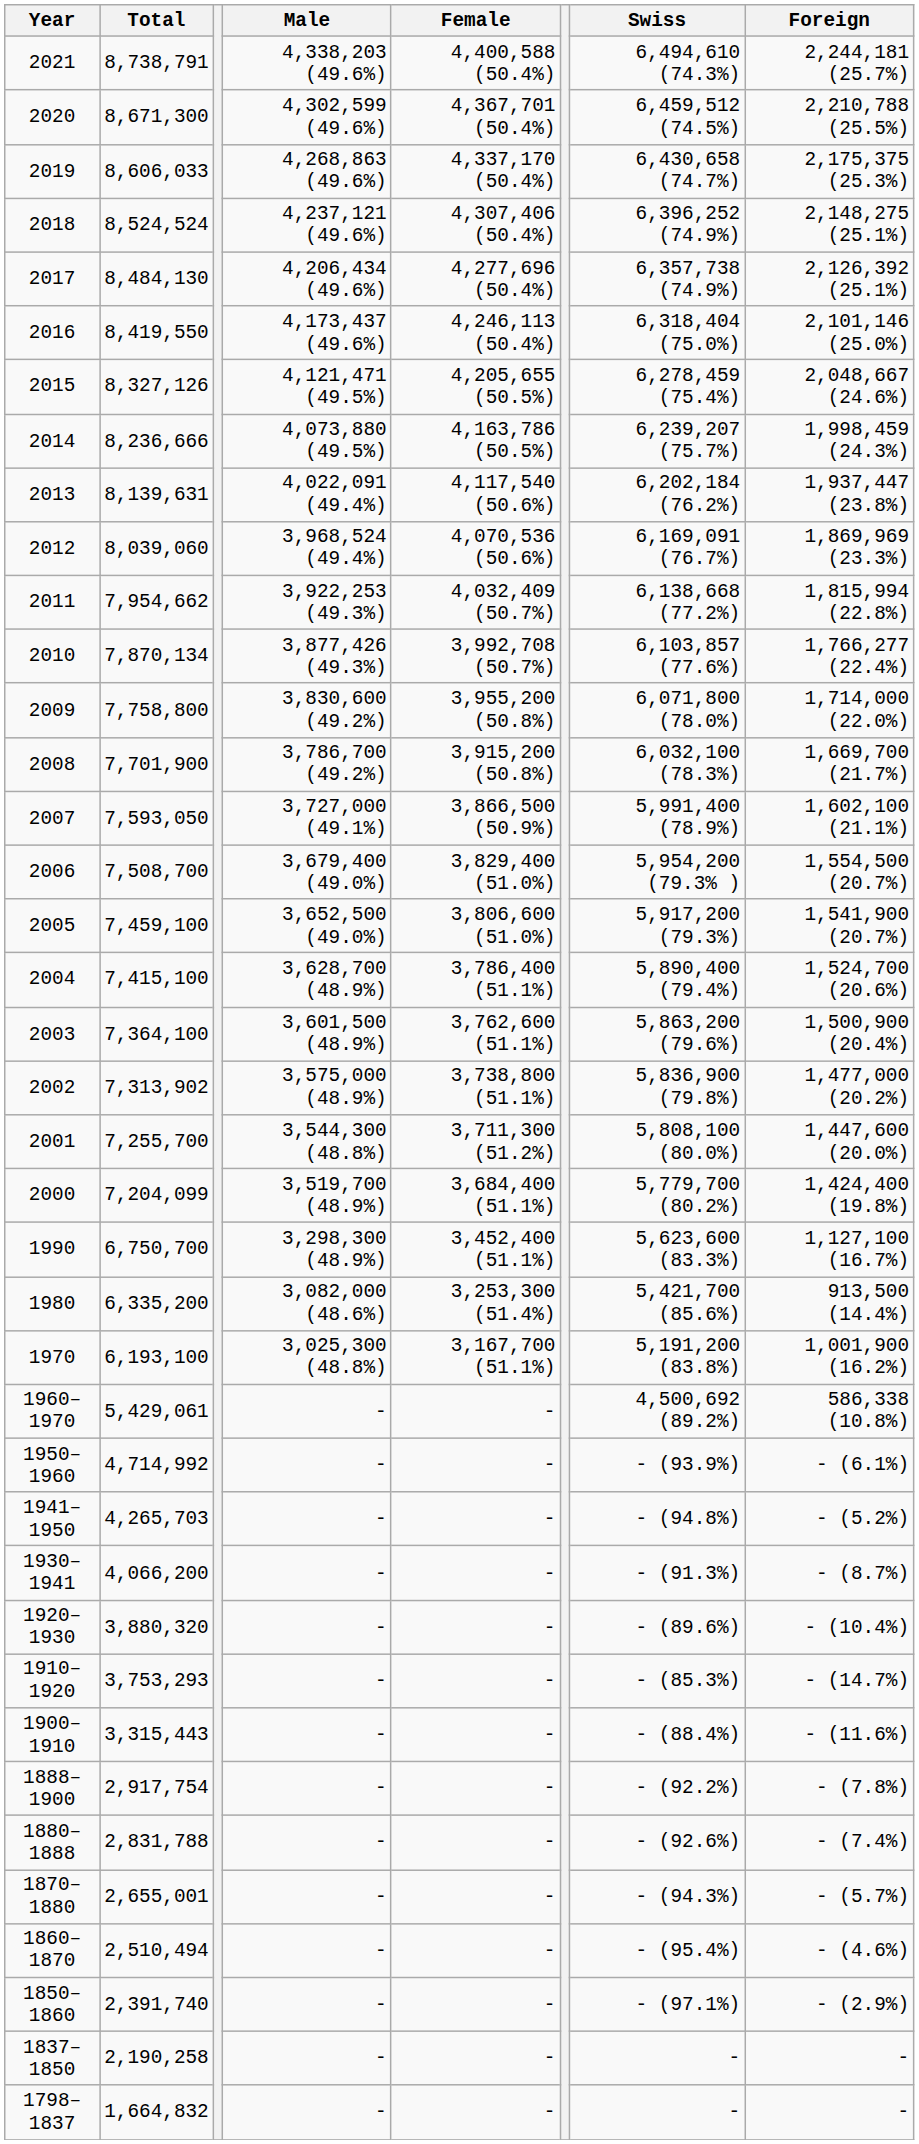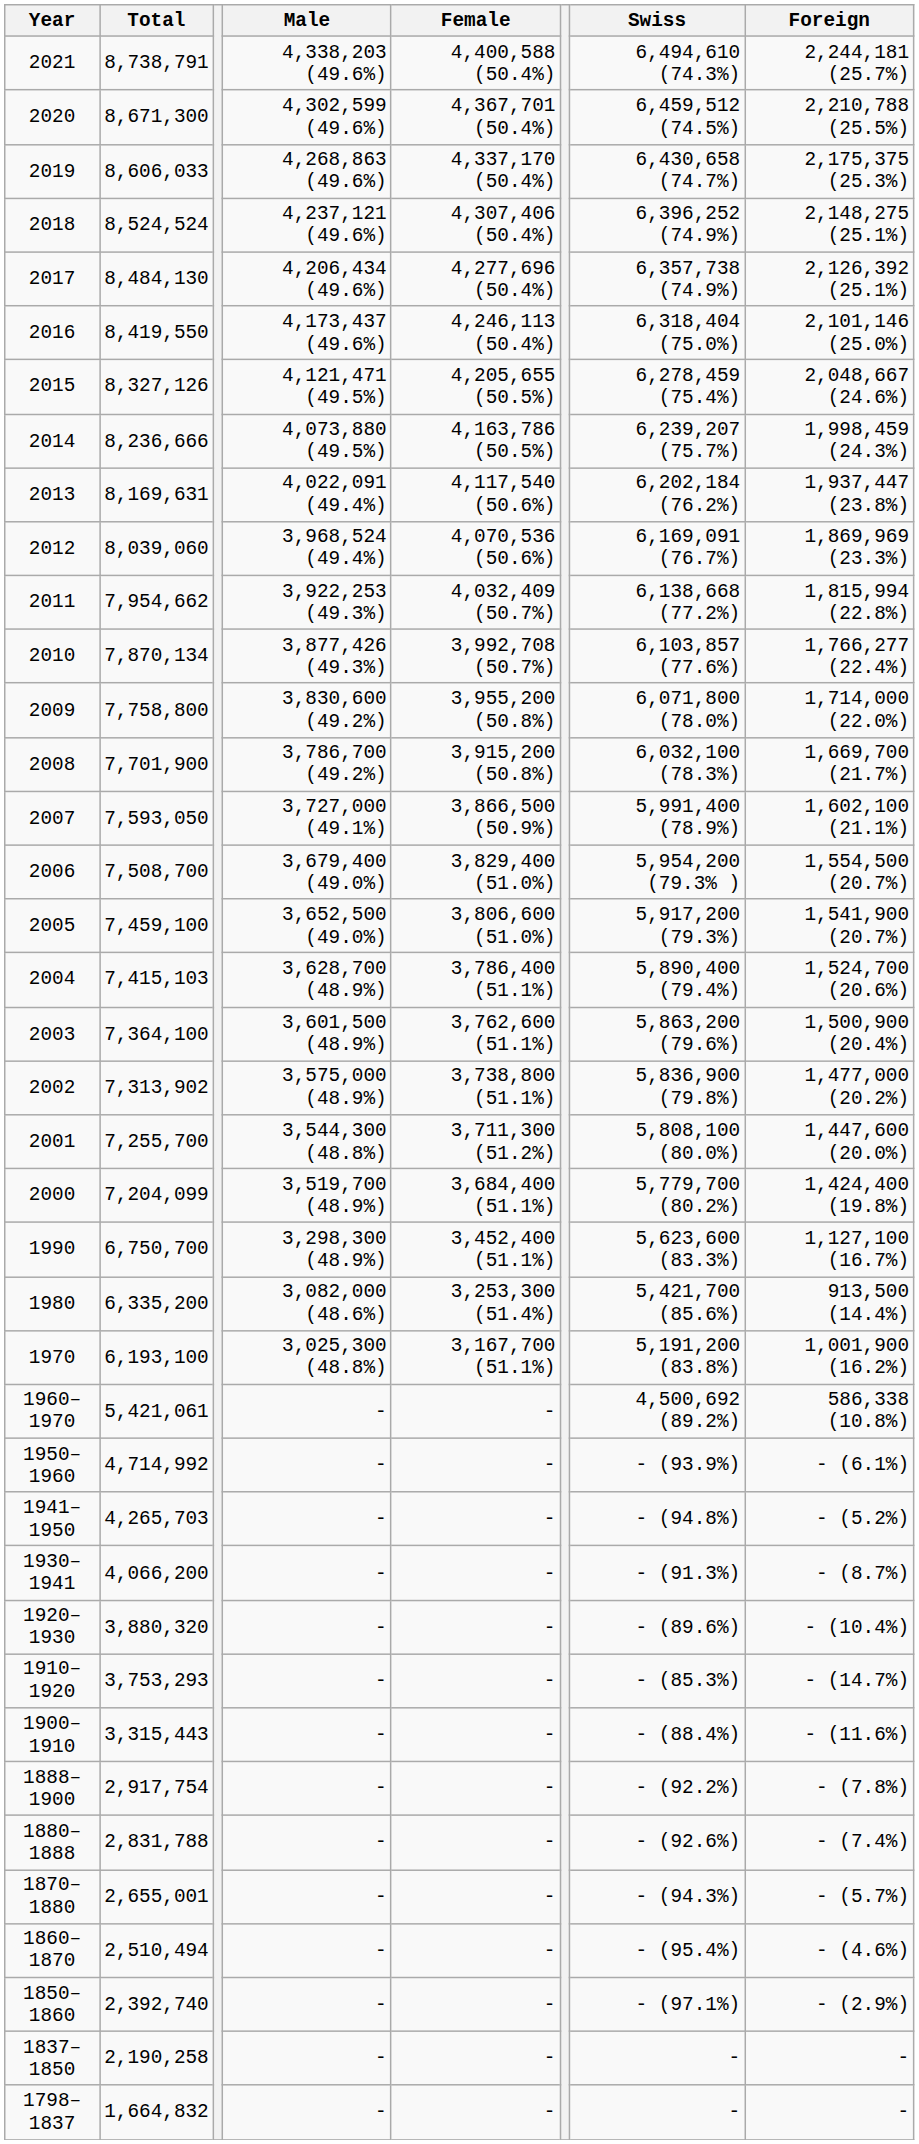(156, 495) 8,139,631 -> (156, 495) 8,169,631
(156, 980) 7,415,100 -> (156, 980) 7,415,103
(156, 1411) 5,429,061 -> (156, 1411) 5,421,061
(156, 2004) 2,391,740 -> (156, 2004) 2,392,740
